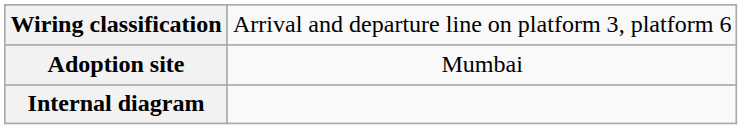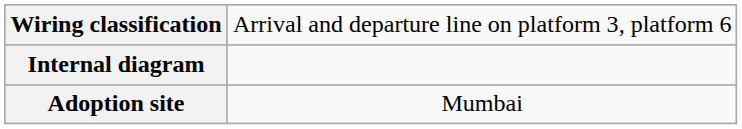rows swapped: (116, 104) <-> (116, 64)
